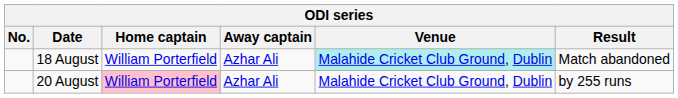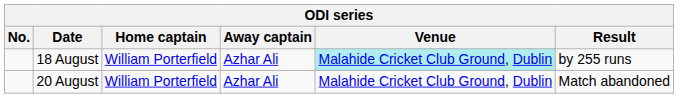(614, 59) Match abandoned -> (595, 59) by 255 runs
(161, 81) pink background -> (161, 81) no background
(595, 81) by 255 runs -> (614, 81) Match abandoned
